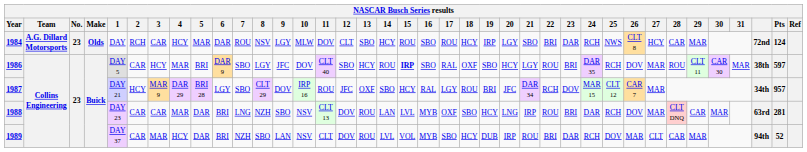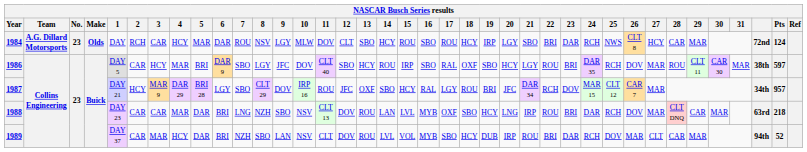(407, 66) bold -> (407, 66) normal
(780, 112) 281 -> (780, 112) 218
